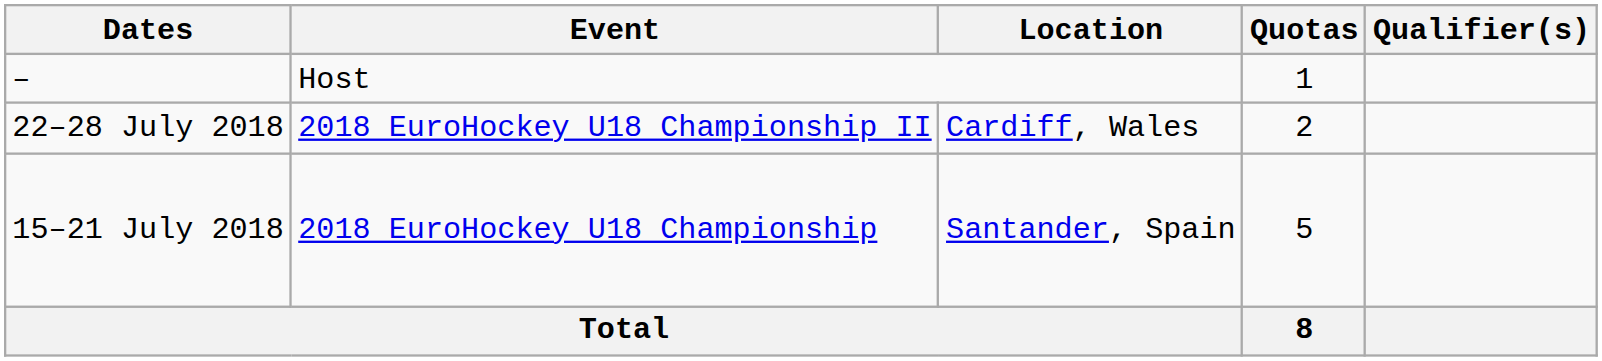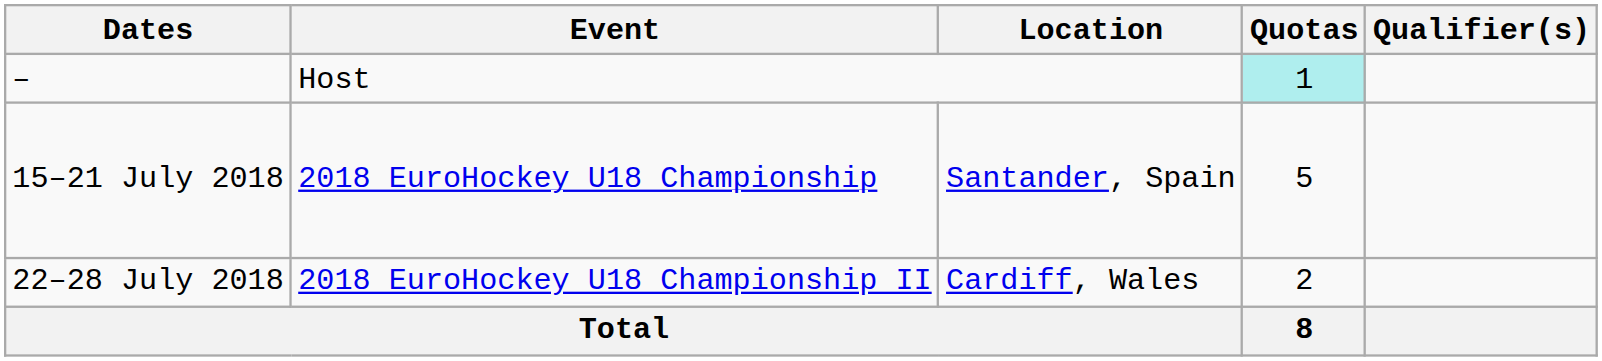(1304, 79) no background -> (1304, 79) paleturquoise background
rows swapped: (148, 229) <-> (148, 128)
